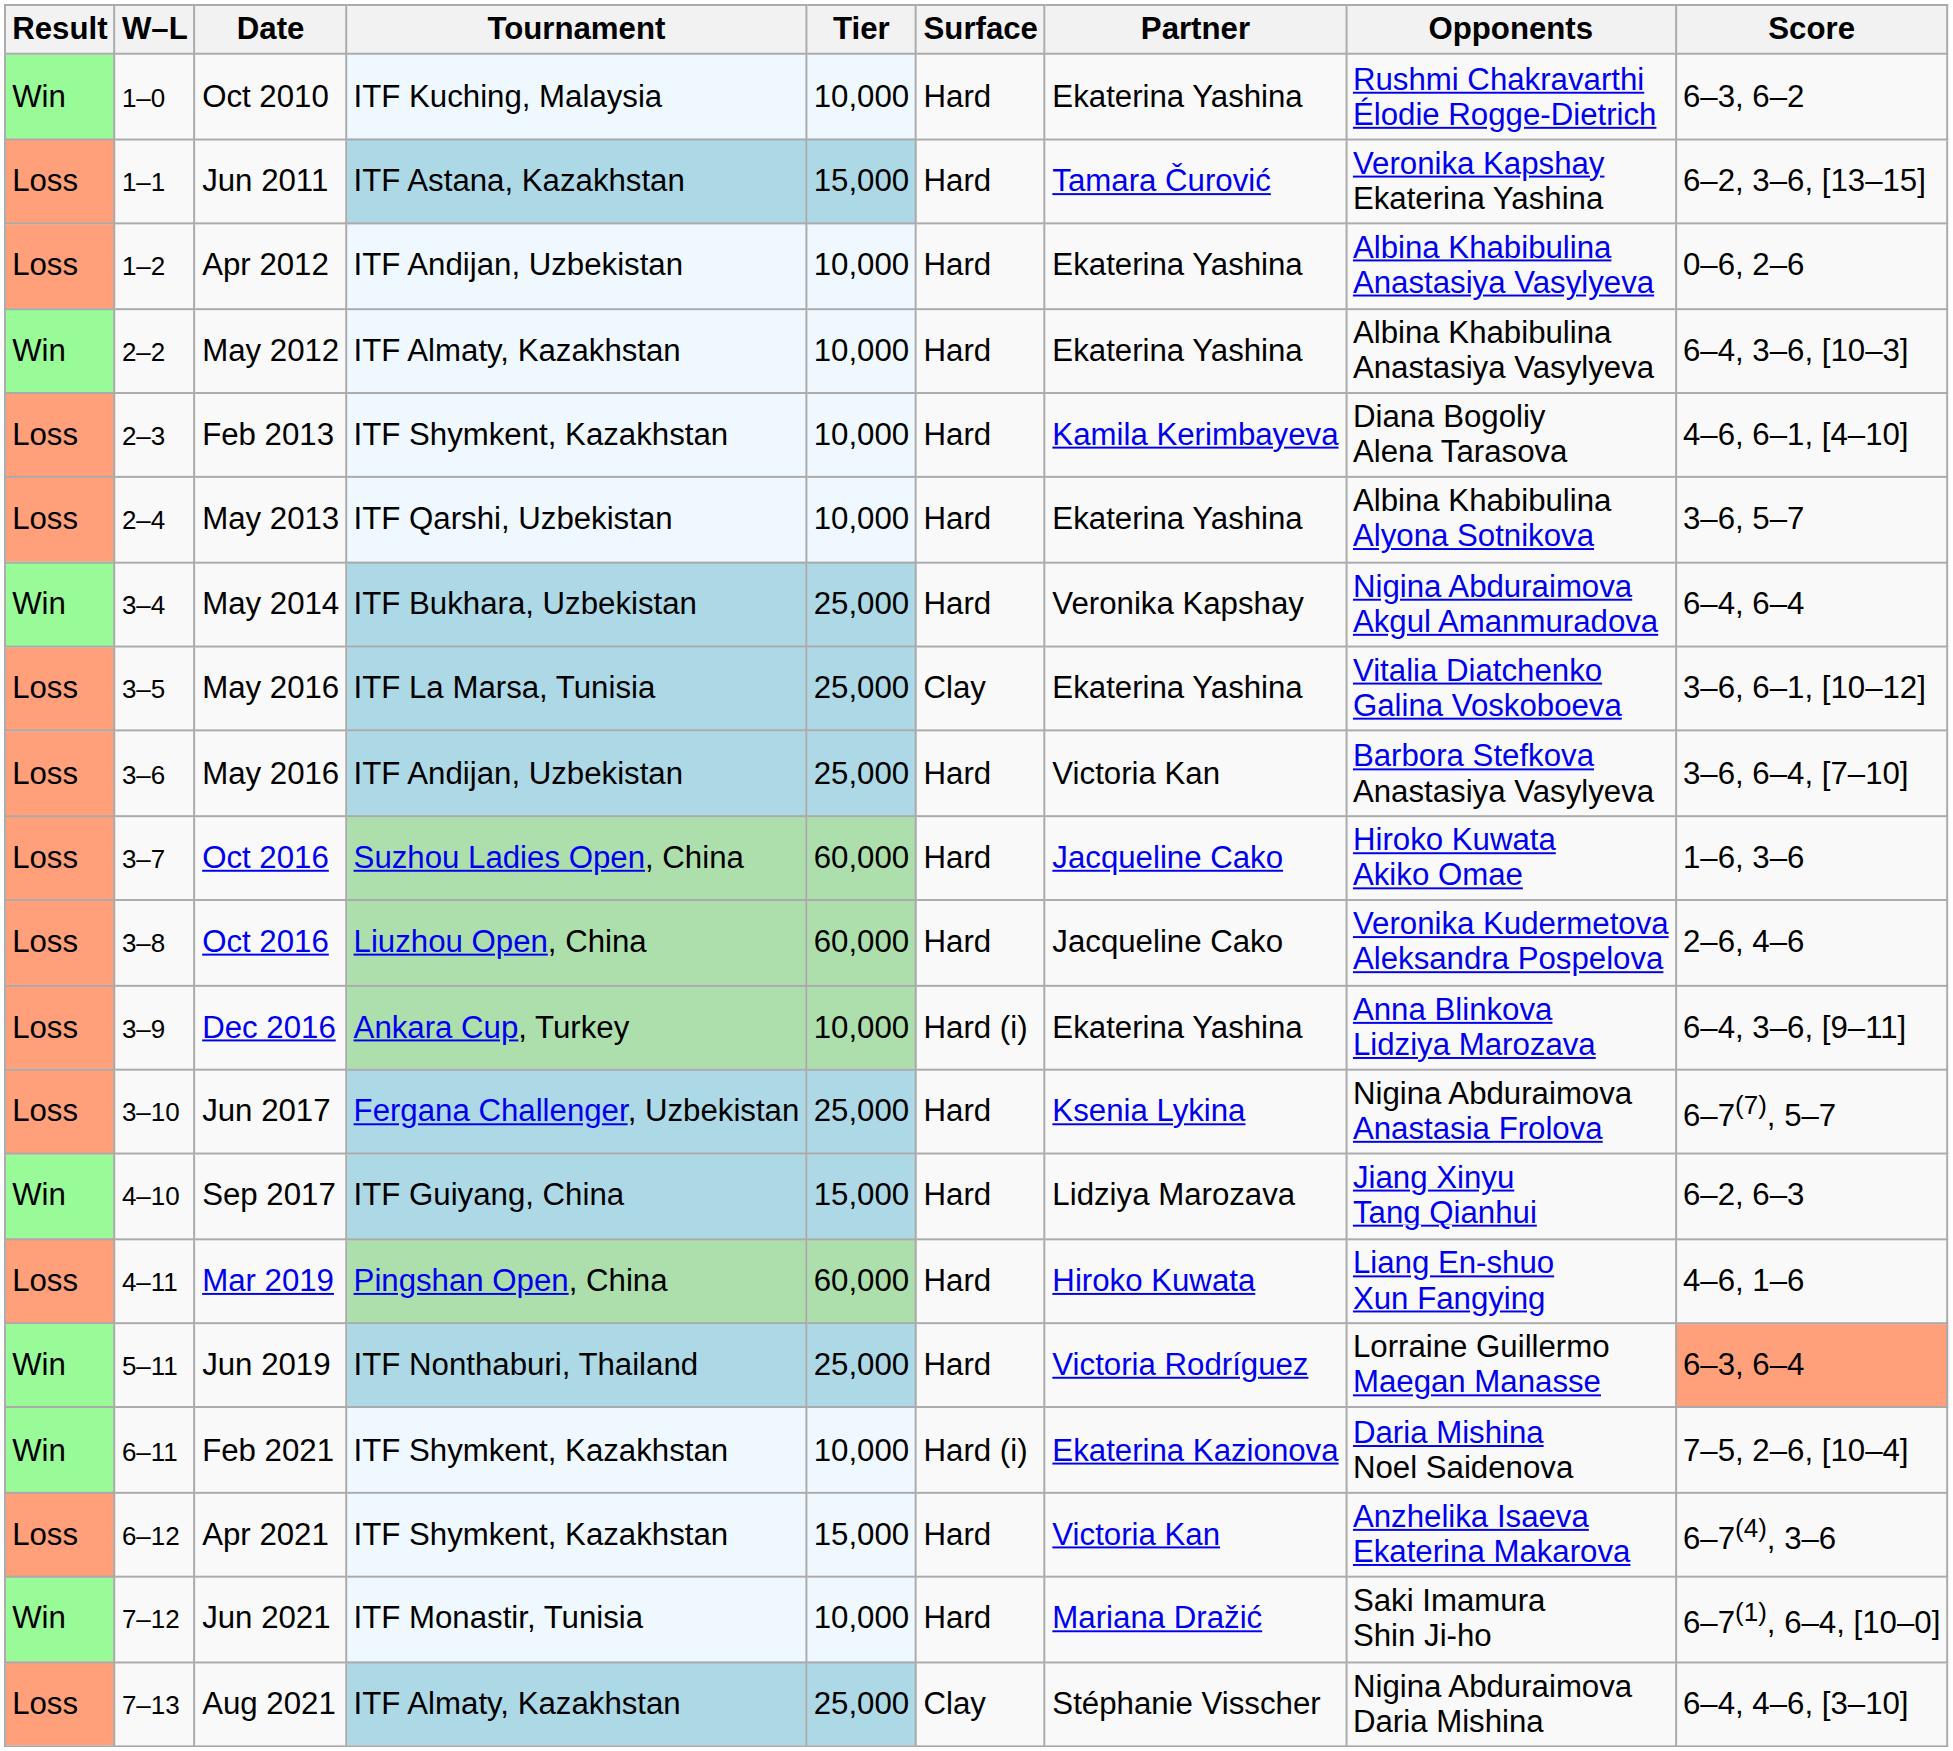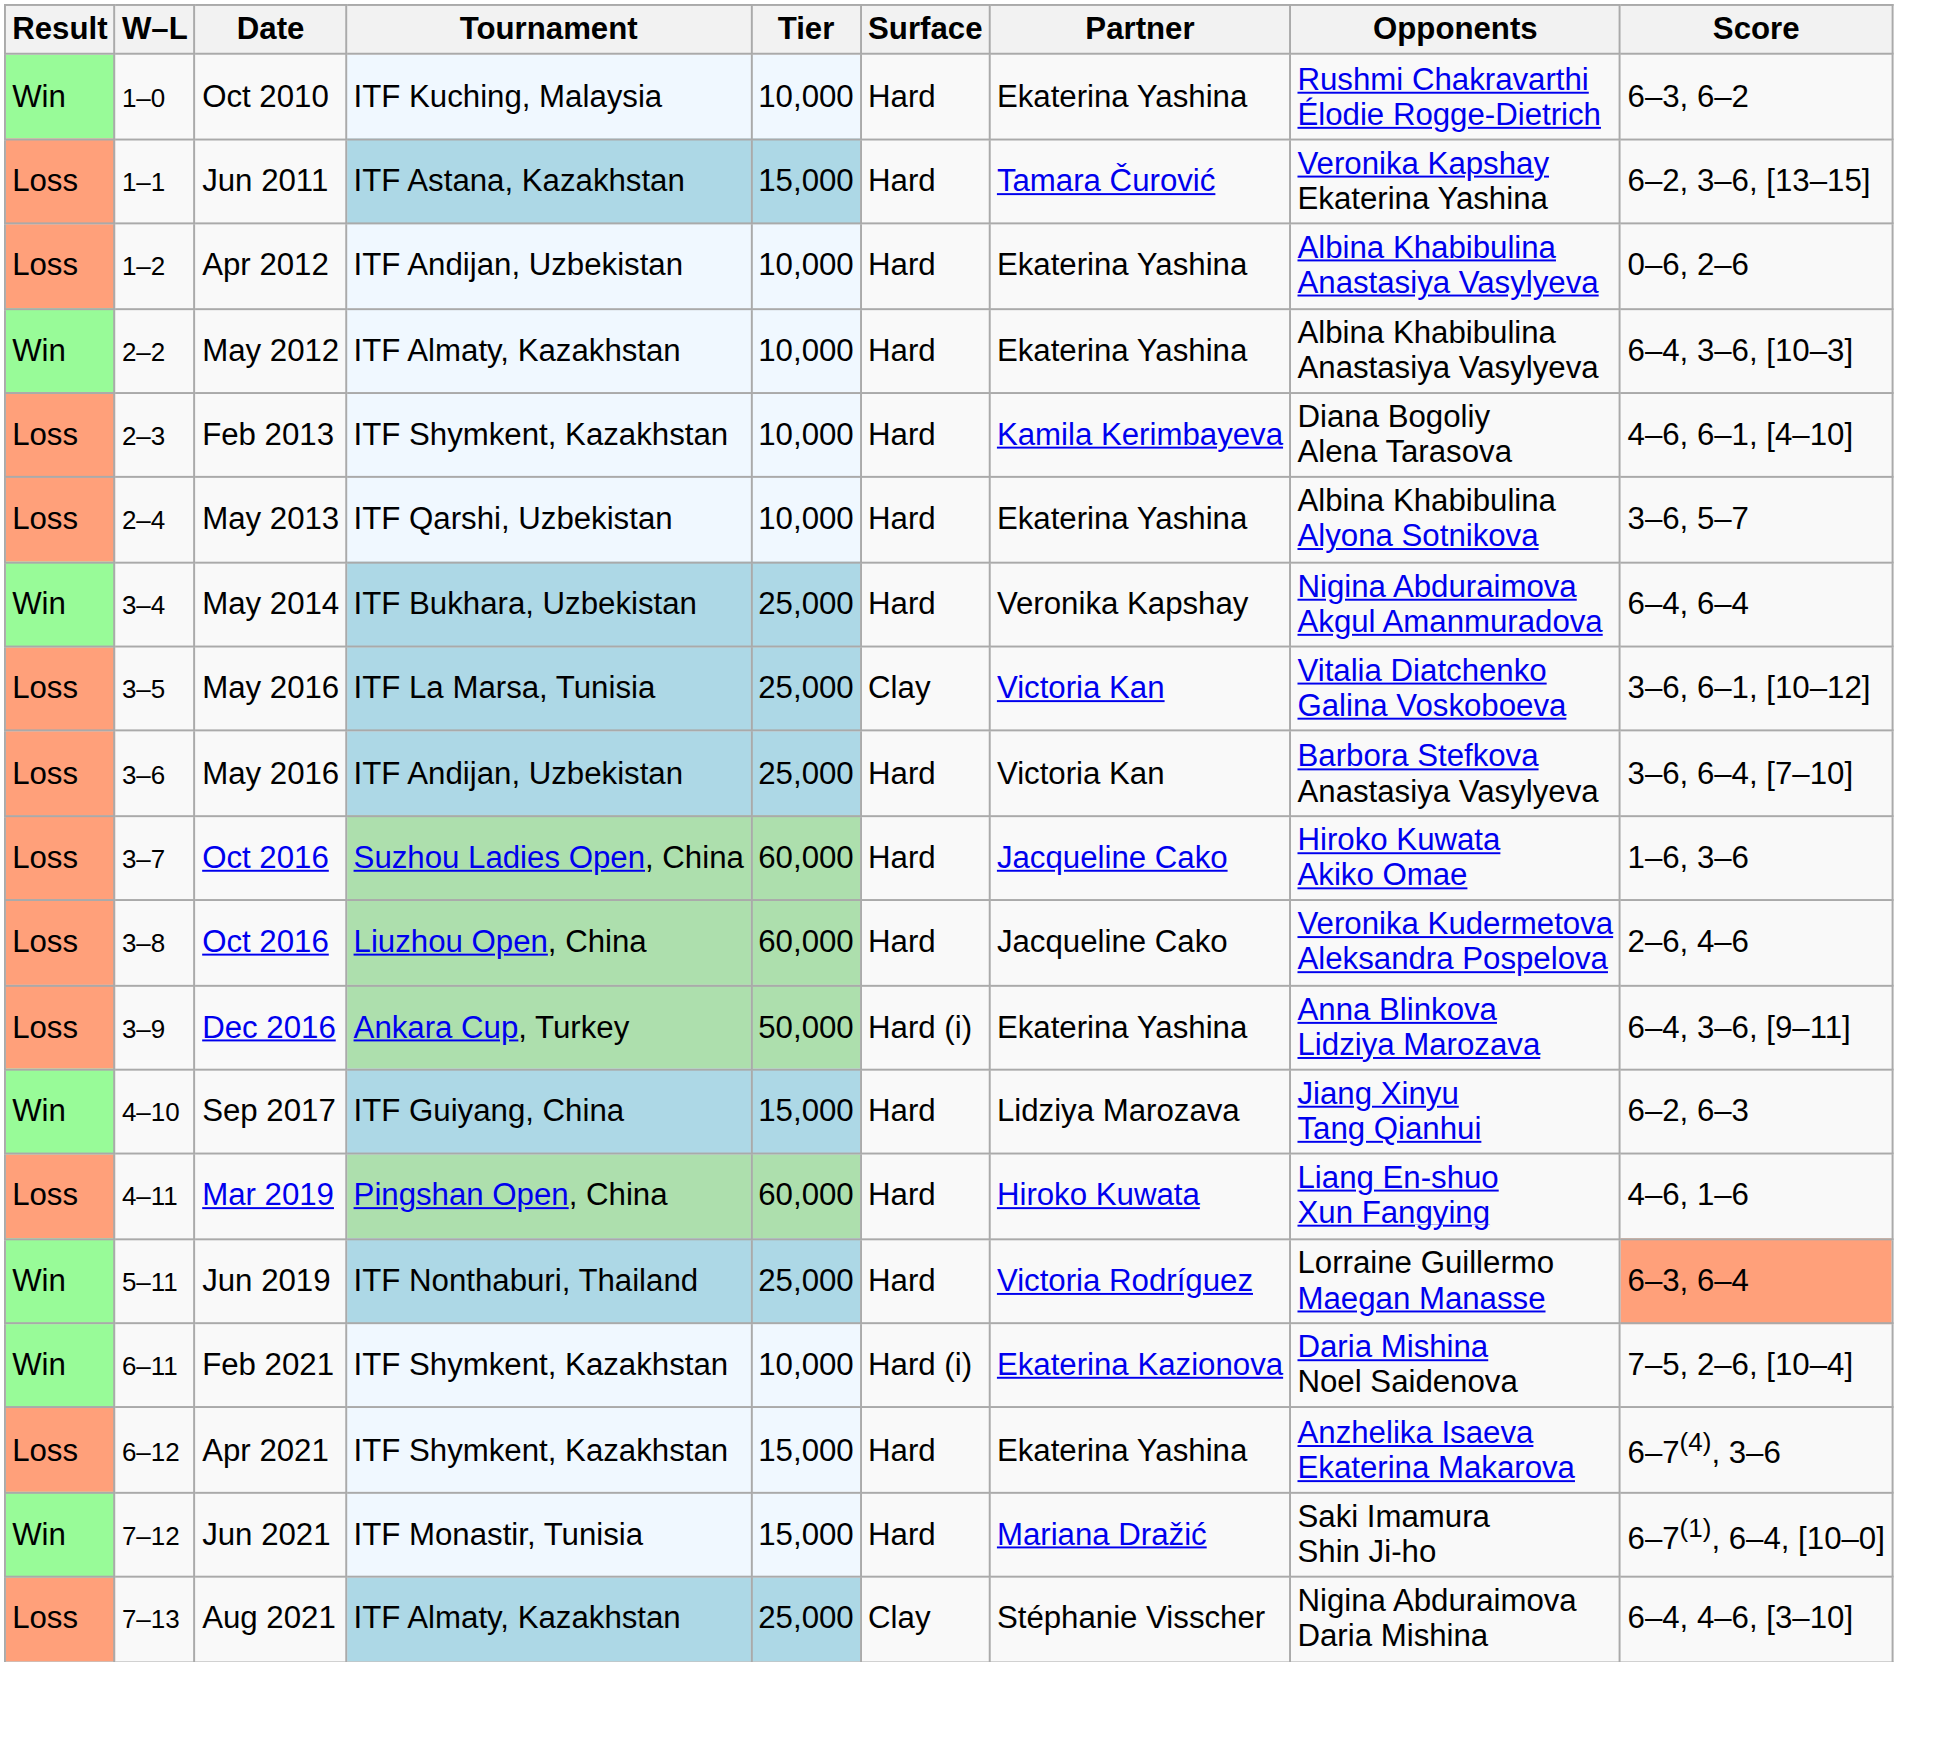(1178, 688) Ekaterina Yashina -> (1081, 688) Victoria Kan
(861, 1026) 10,000 -> (806, 1026) 50,000
- row: (151, 1113)
(1136, 1534) Victoria Kan -> (1122, 1449) Ekaterina Yashina
(861, 1618) 10,000 -> (806, 1534) 15,000
